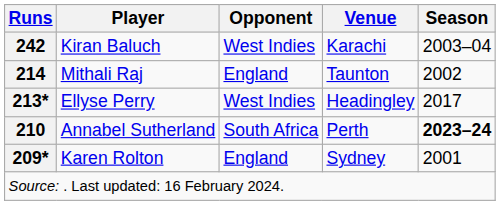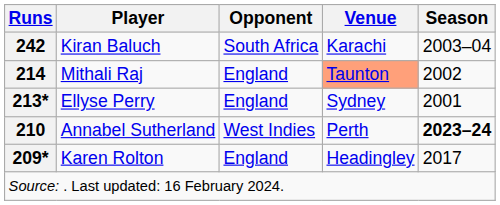(269, 46) West Indies -> (271, 46) South Africa
(358, 74) no background -> (358, 74) lightsalmon background
(269, 102) West Indies -> (256, 102) England
(371, 102) Headingley -> (356, 102) Sydney
(442, 102) 2017 -> (442, 102) 2001
(271, 130) South Africa -> (269, 130) West Indies
(356, 158) Sydney -> (371, 158) Headingley
(442, 158) 2001 -> (442, 158) 2017
